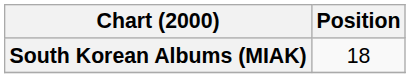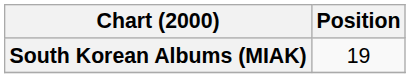(358, 55) 18 -> (358, 55) 19
